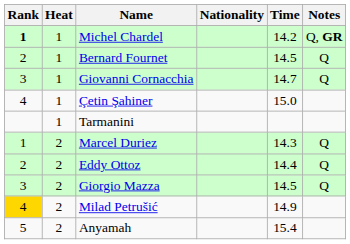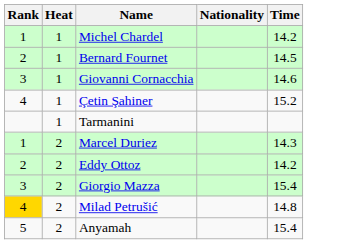- column: (324, 15)
(23, 36) bold -> (23, 36) normal
(285, 79) 14.7 -> (285, 79) 14.6
(285, 100) 15.0 -> (285, 100) 15.2
(285, 164) 14.4 -> (285, 164) 14.2
(285, 185) 14.5 -> (285, 185) 15.4
(285, 206) 14.9 -> (285, 206) 14.8
